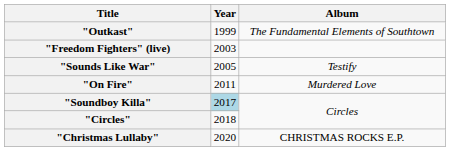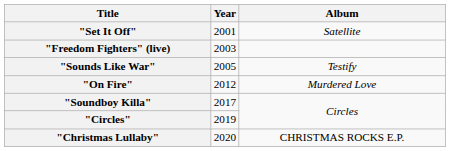- row: (108, 31)
+ row: (108, 31)
(225, 84) 2011 -> (225, 84) 2012
(225, 102) lightblue background -> (225, 102) no background
(225, 119) 2018 -> (225, 119) 2019
